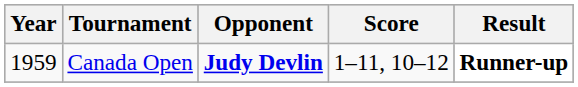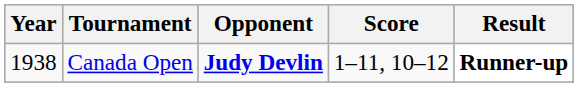(33, 62) 1959 -> (33, 62) 1938
